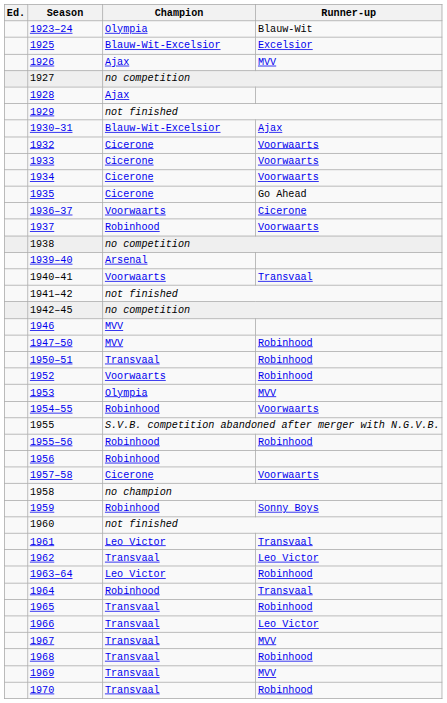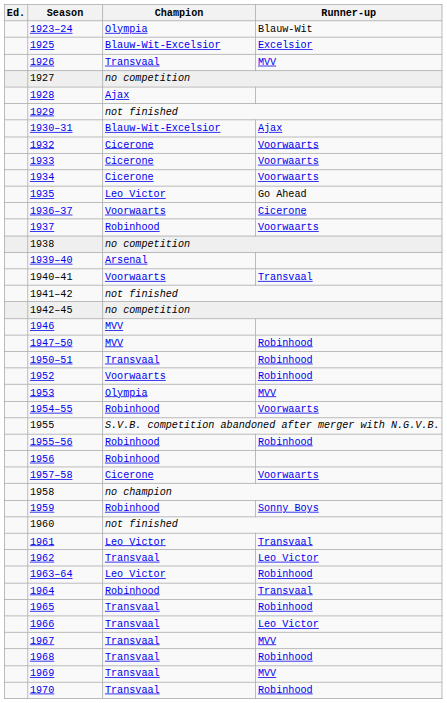(117, 62) Ajax -> (132, 62) Transvaal
(129, 194) Cicerone -> (135, 194) Leo Victor
